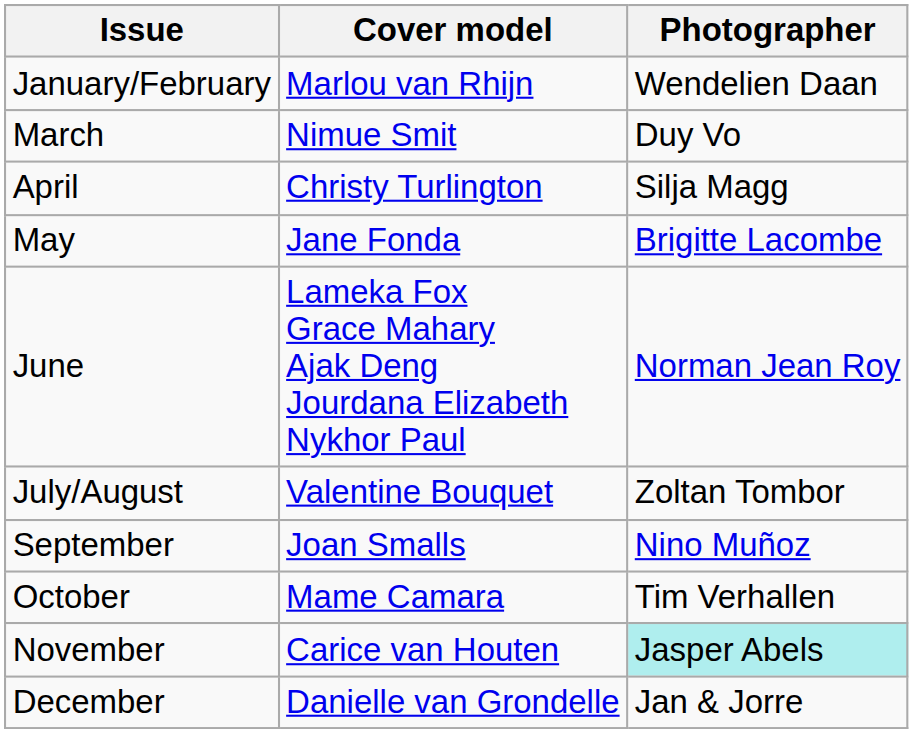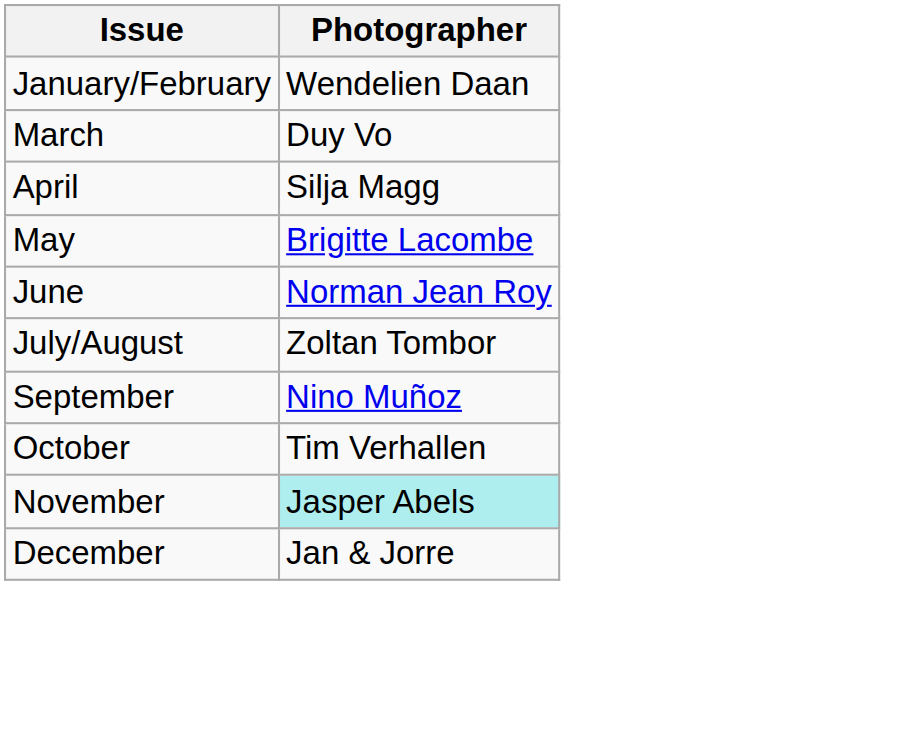- column: (453, 30)
